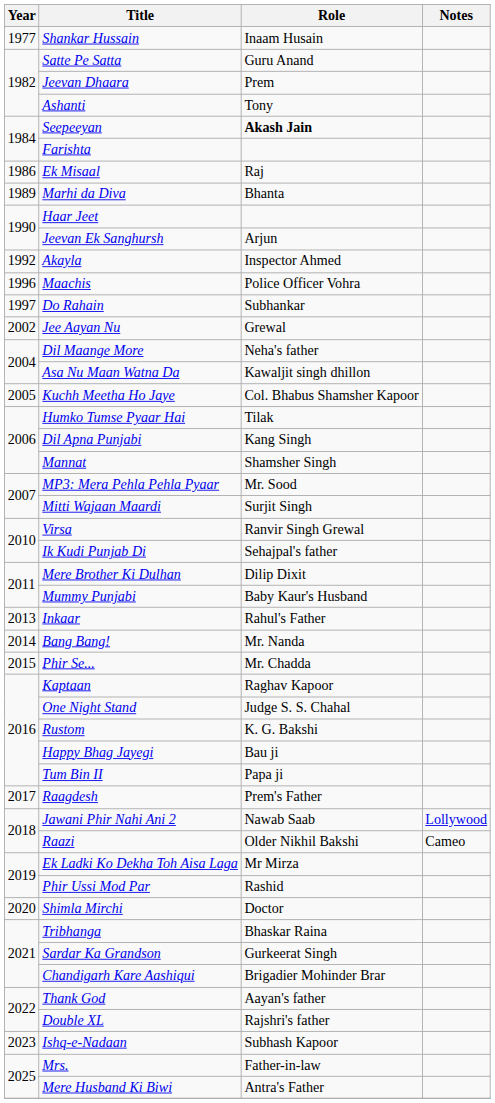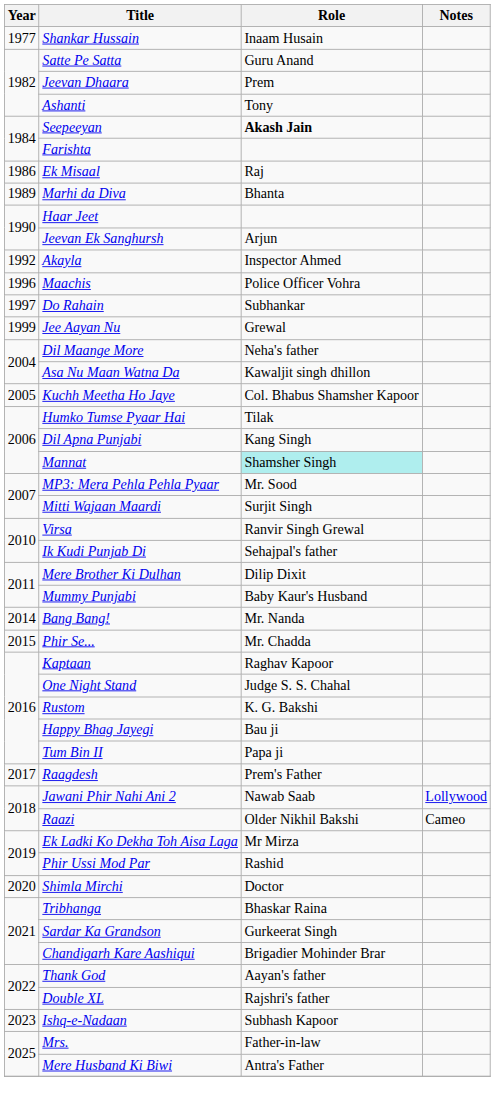(22, 328) 2002 -> (22, 328) 1999
(290, 462) no background -> (290, 462) paleturquoise background
- row: (61, 618)
